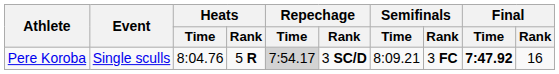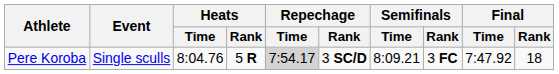(489, 59) bold -> (488, 59) normal
(535, 59) 16 -> (534, 59) 18
